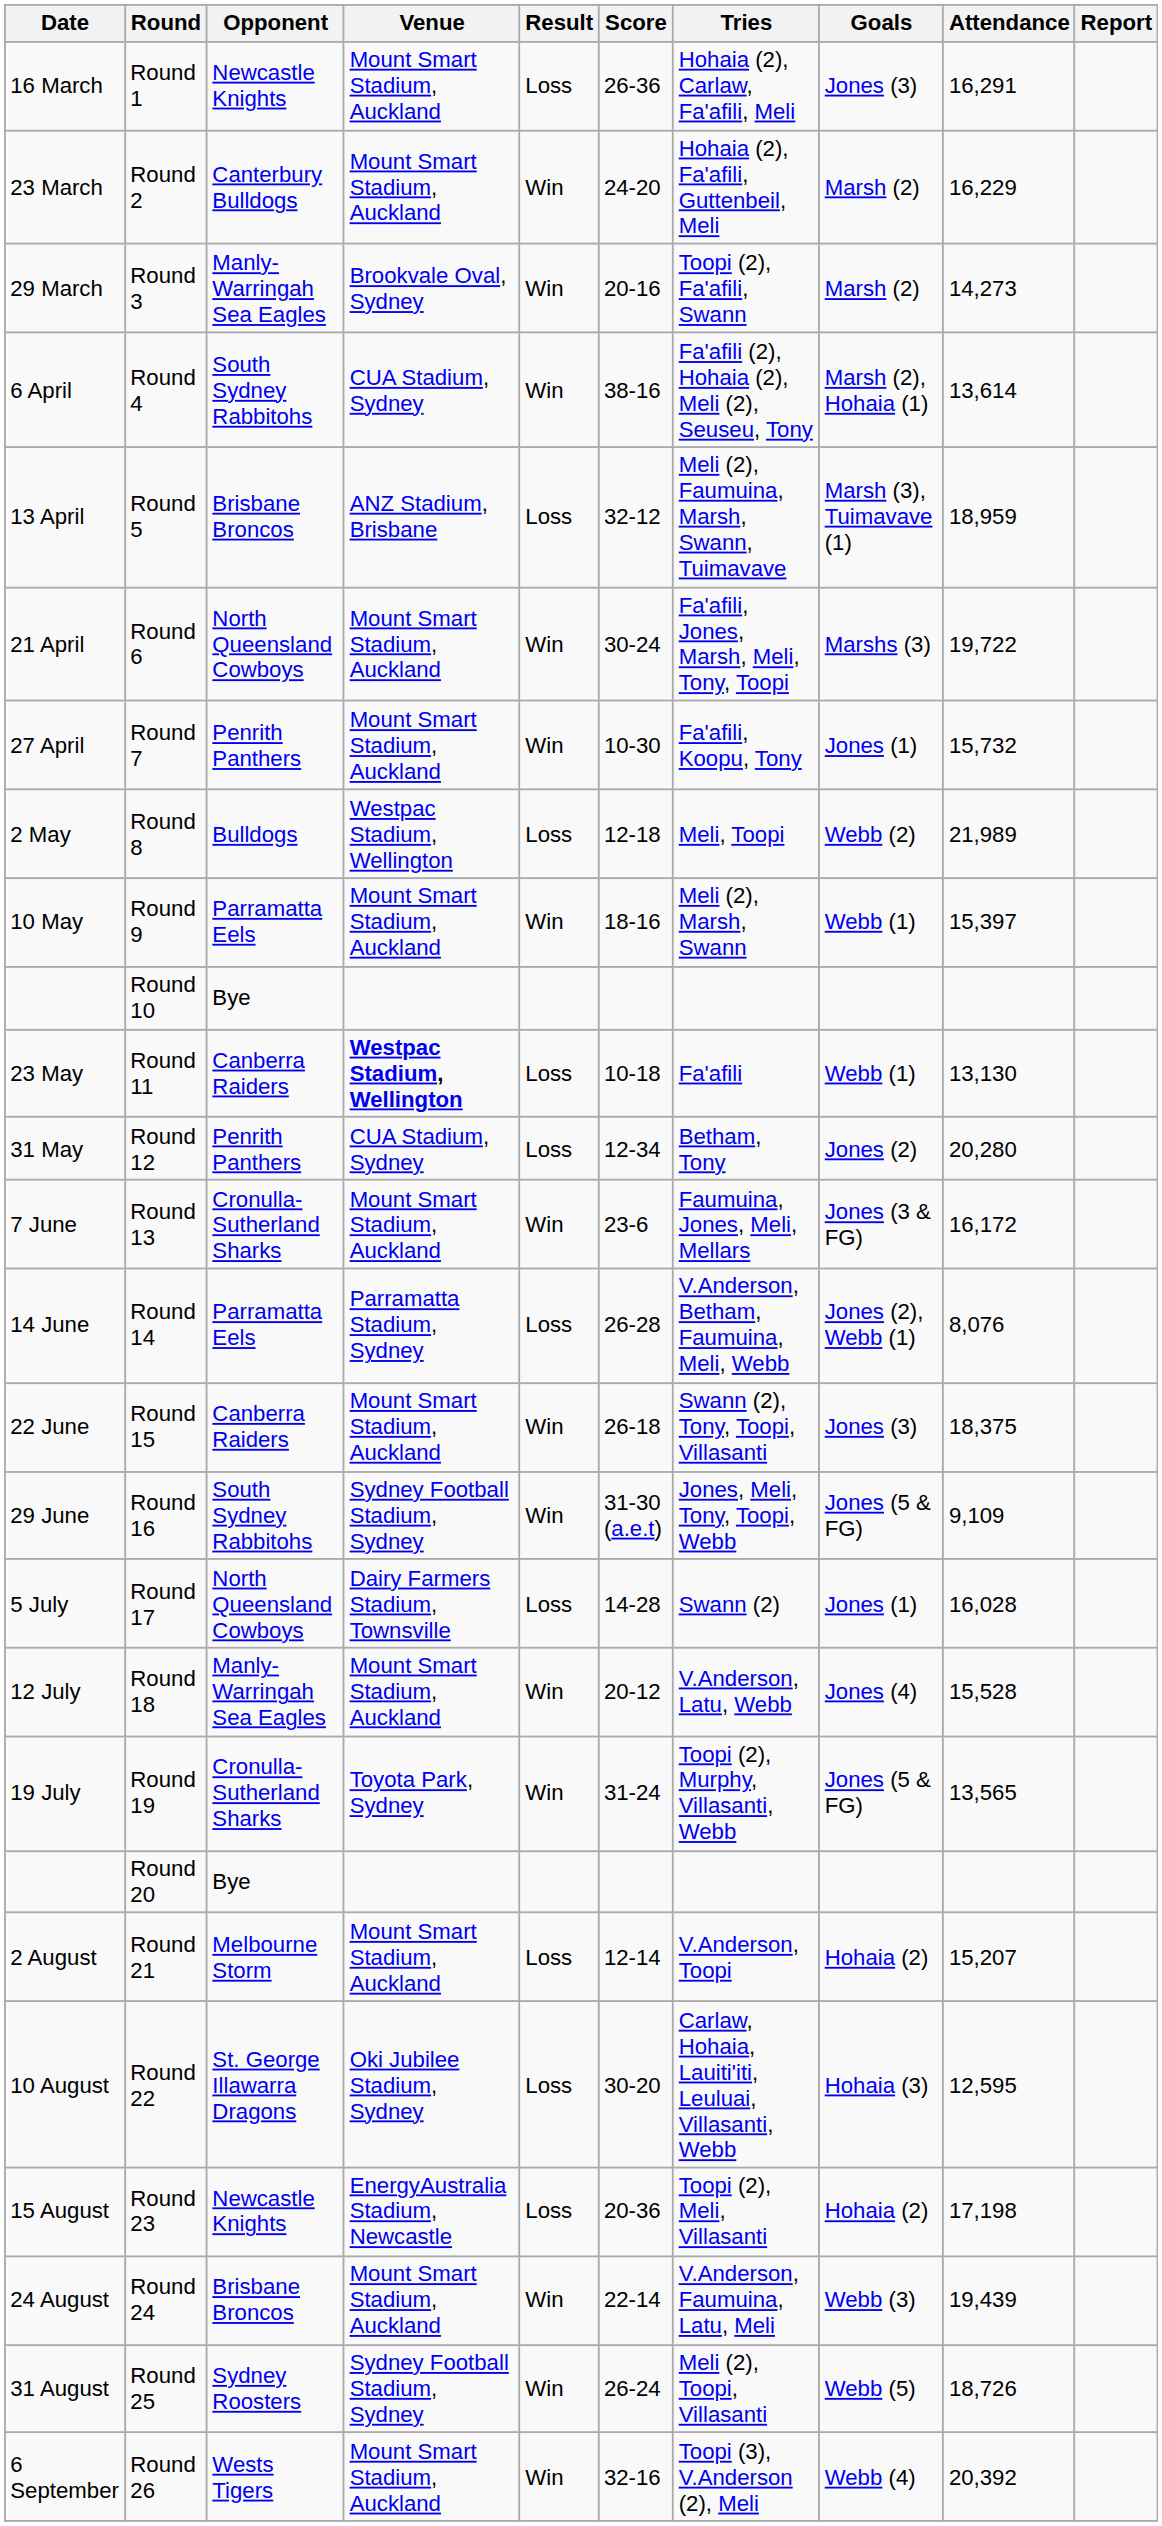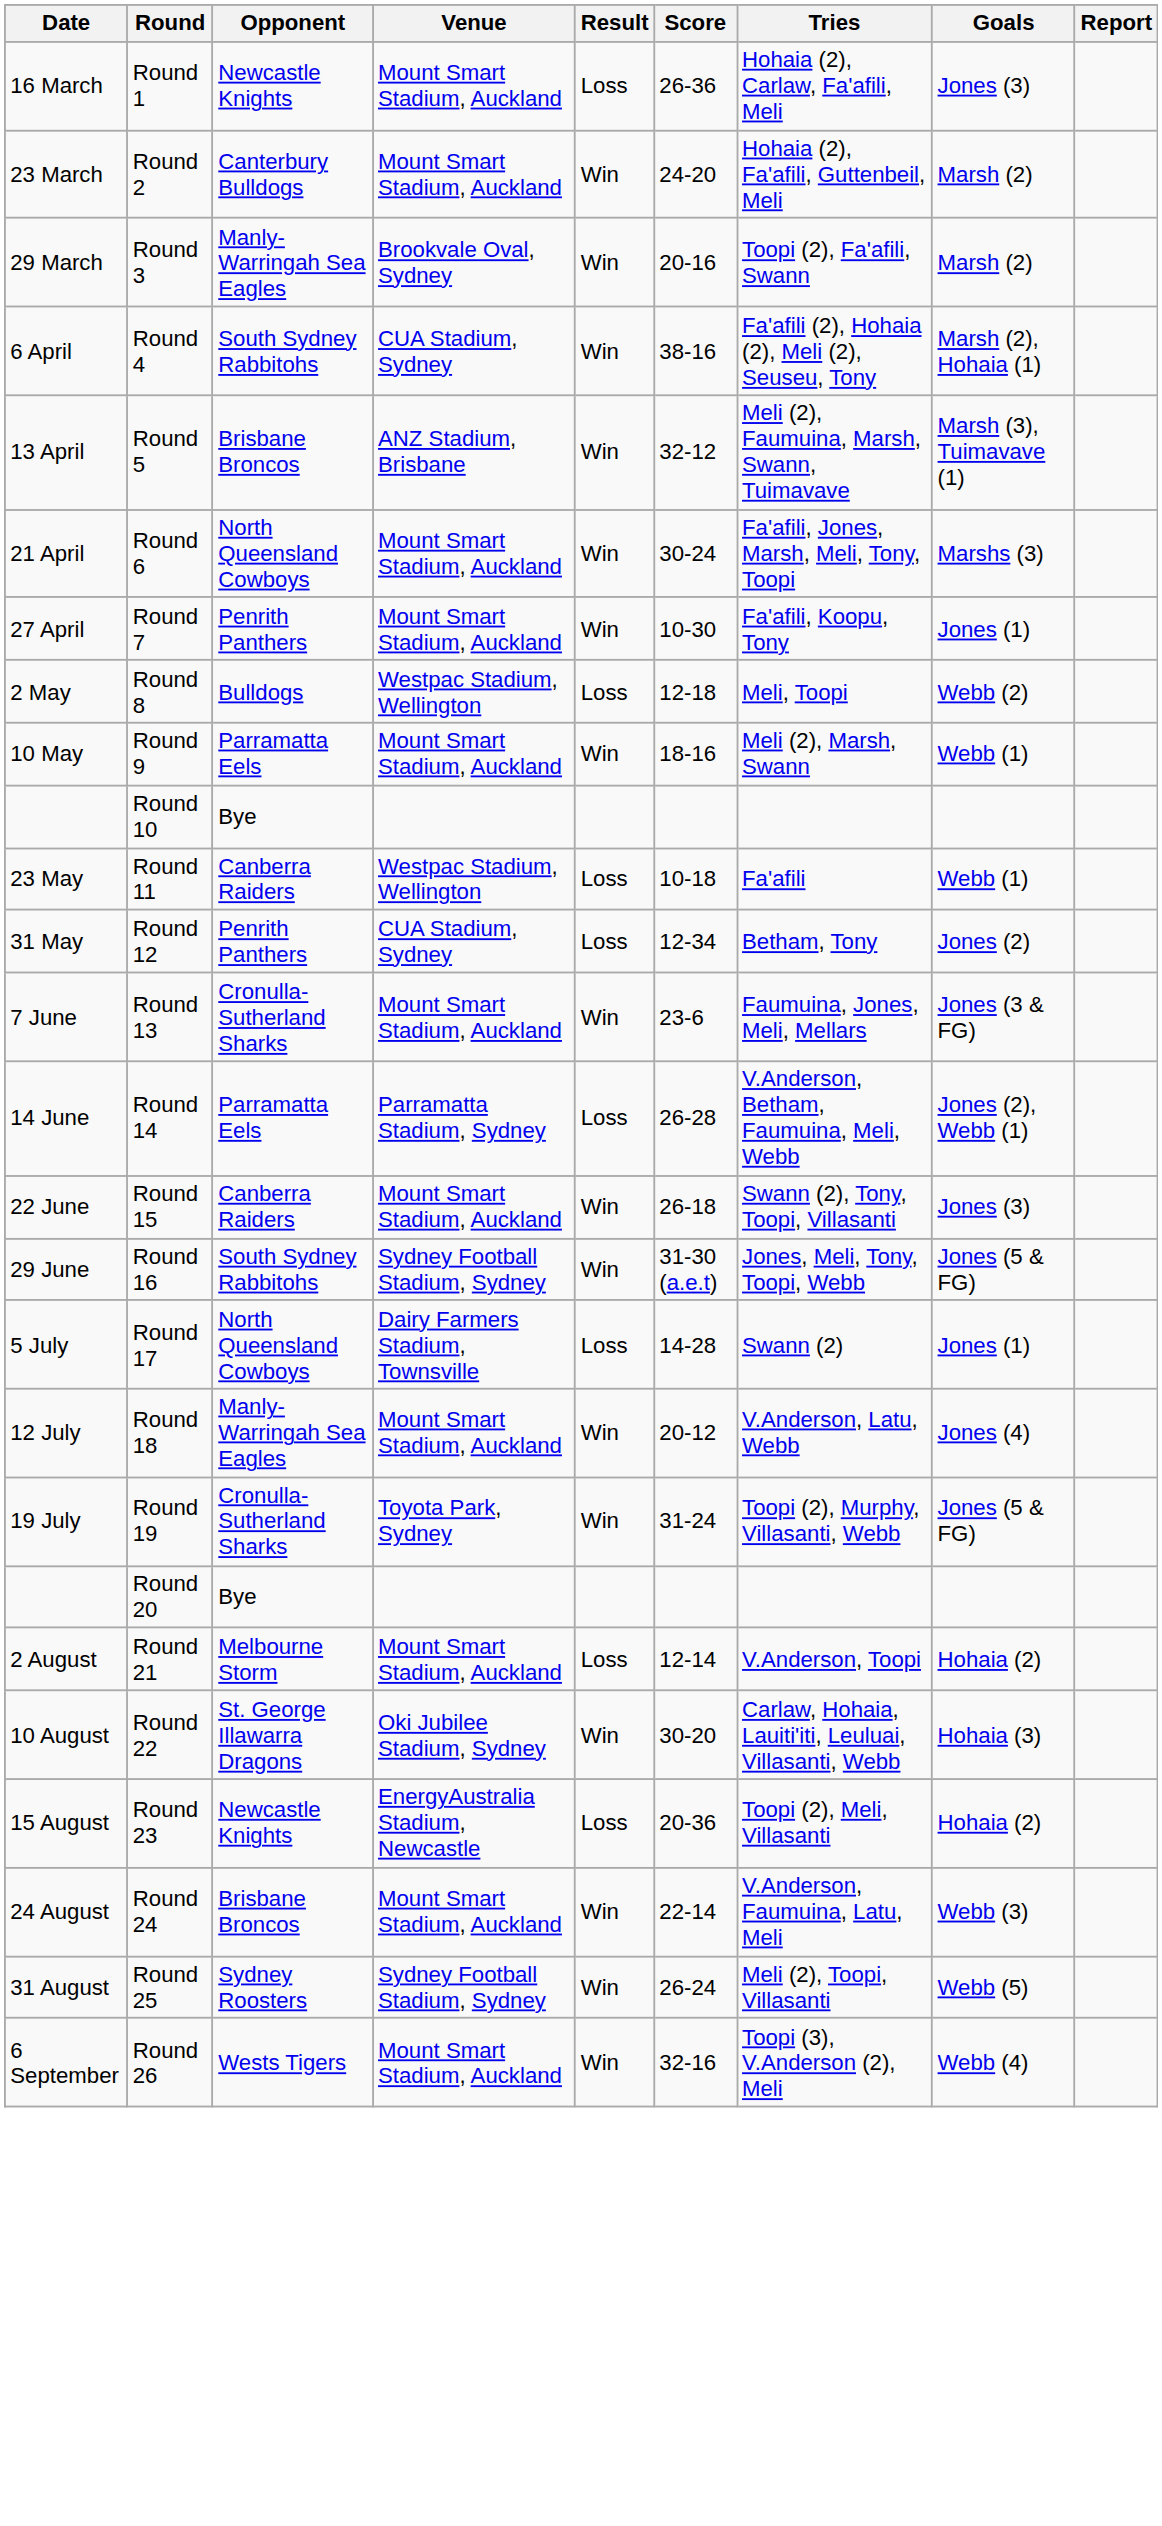- column: (1009, 23)
(549, 517) Loss -> (600, 452) Win
(406, 1073) bold -> (468, 879) normal
(549, 2084) Loss -> (600, 1735) Win
